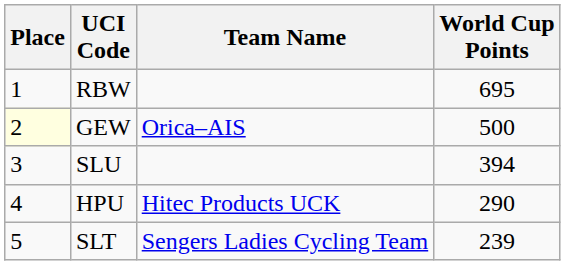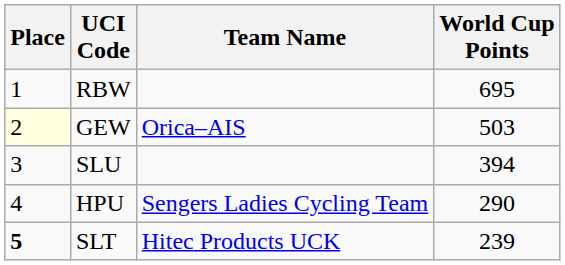(497, 126) 500 -> (497, 126) 503
(241, 202) Hitec Products UCK -> (285, 202) Sengers Ladies Cycling Team
(16, 240) normal -> (16, 240) bold
(285, 240) Sengers Ladies Cycling Team -> (241, 240) Hitec Products UCK
